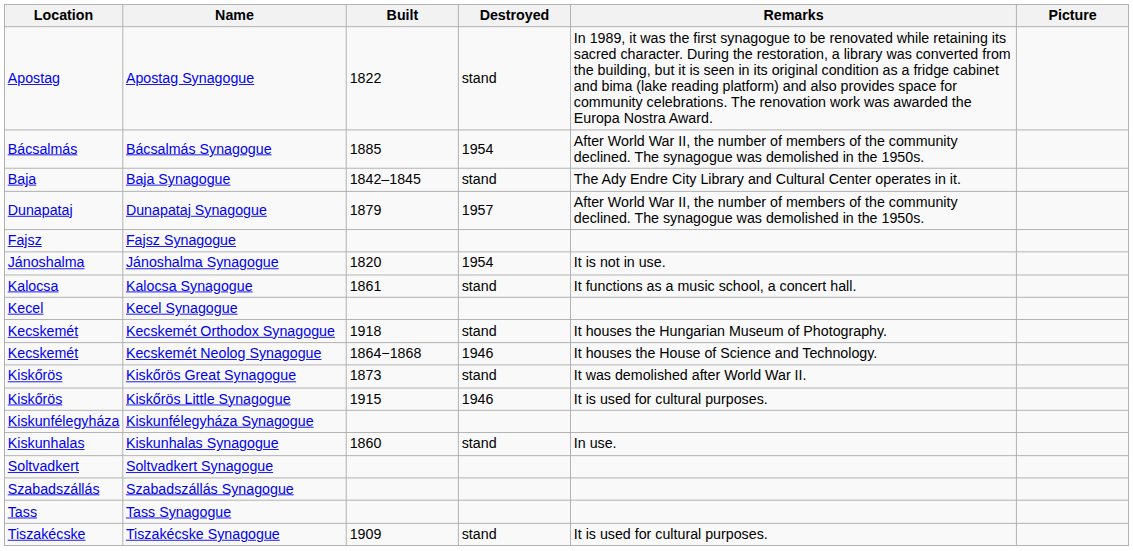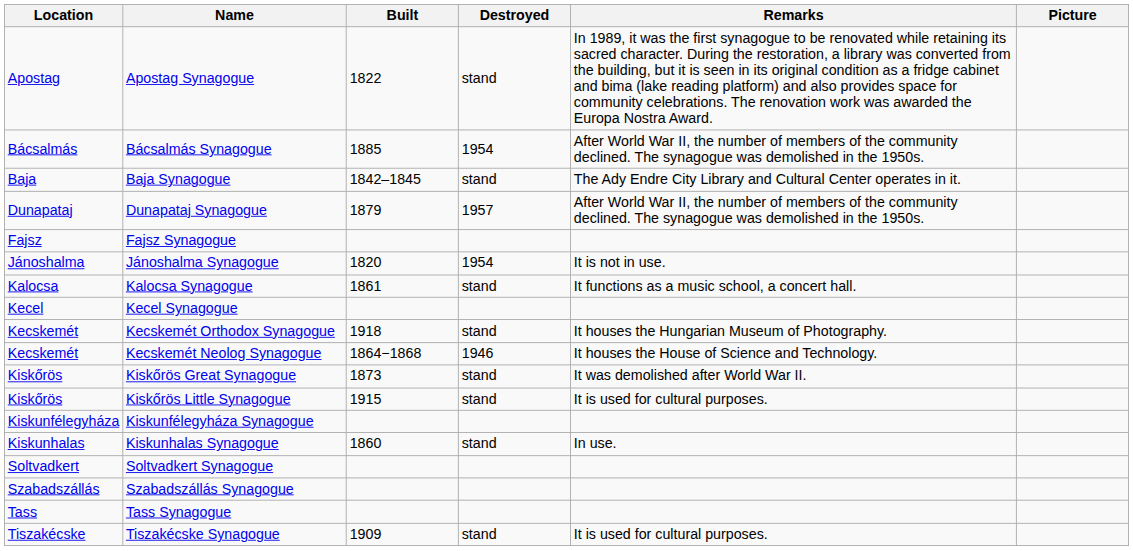(478, 398) 1946 -> (479, 398) stand
